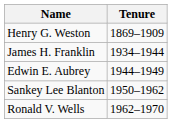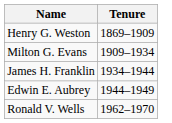+ row: (47, 52)
- row: (56, 90)
